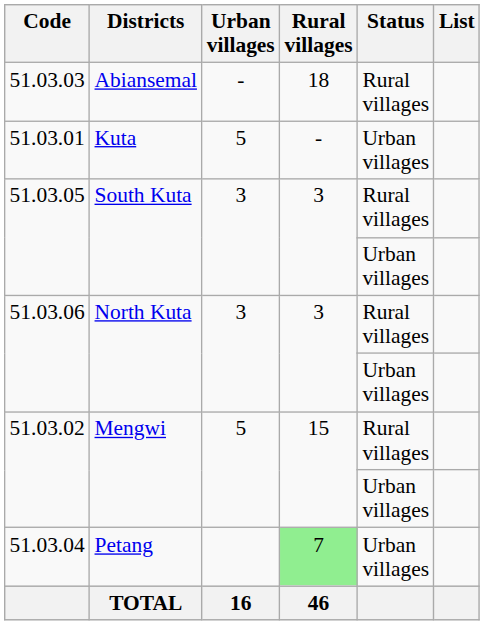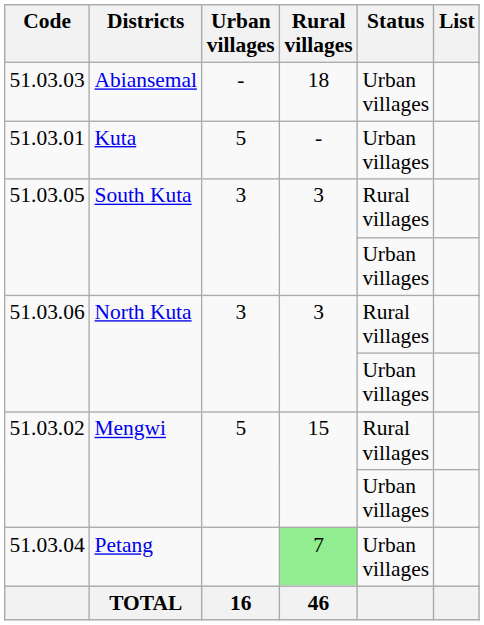(396, 91) Rural villages -> (396, 91) Urban villages
